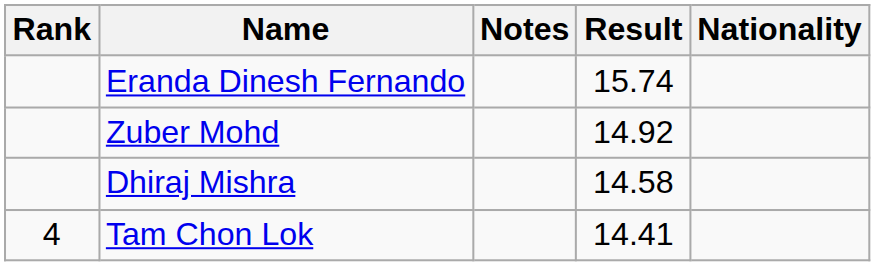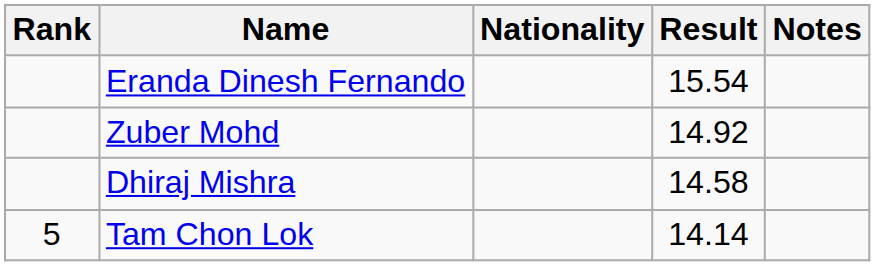columns swapped: (780, 30) <-> (525, 30)
(633, 81) 15.74 -> (708, 81) 15.54
(52, 234) 4 -> (52, 234) 5
(633, 234) 14.41 -> (708, 234) 14.14
